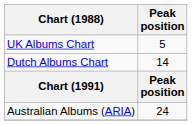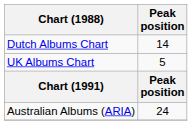rows swapped: (57, 62) <-> (51, 44)
